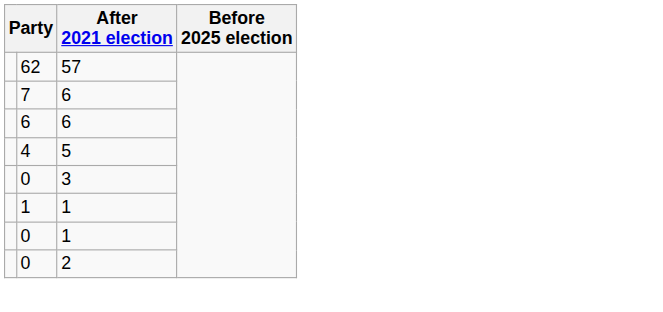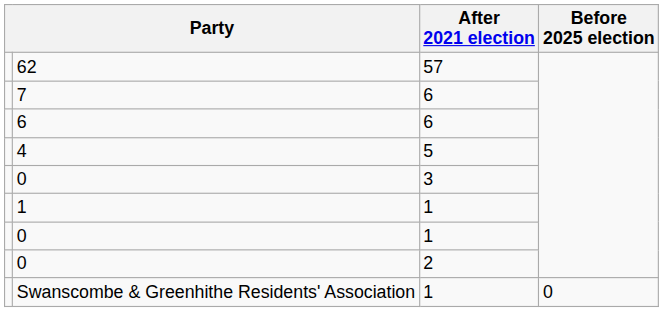+ row: (216, 292)
